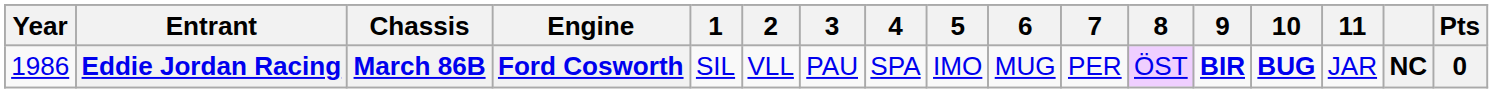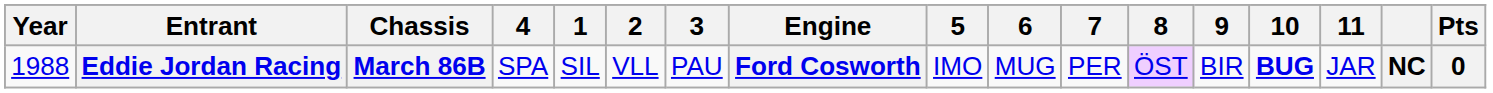columns swapped: (591, 25) <-> (896, 25)
(40, 66) 1986 -> (40, 66) 1988
(1223, 66) bold -> (1222, 66) normal
